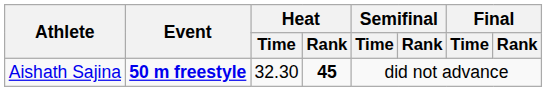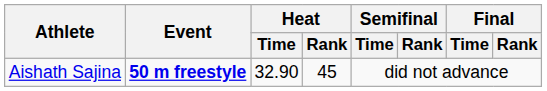(277, 73) 32.30 -> (277, 73) 32.90
(327, 73) bold -> (327, 73) normal
